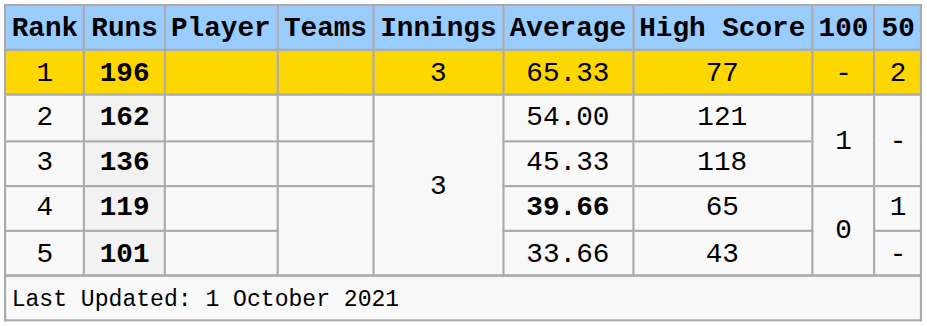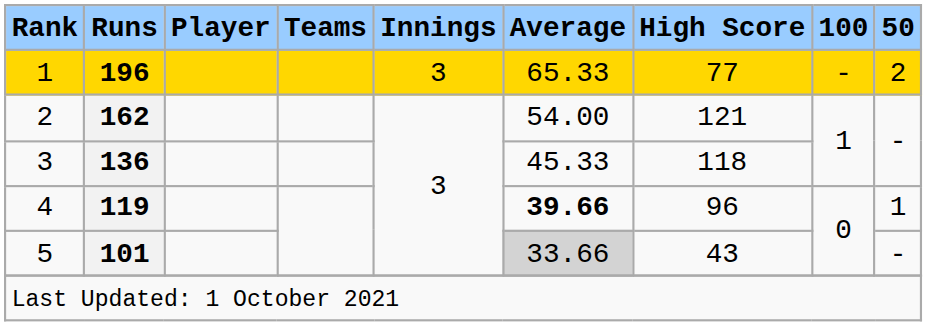(722, 208) 65 -> (722, 208) 96
(568, 253) no background -> (568, 253) lightgrey background
